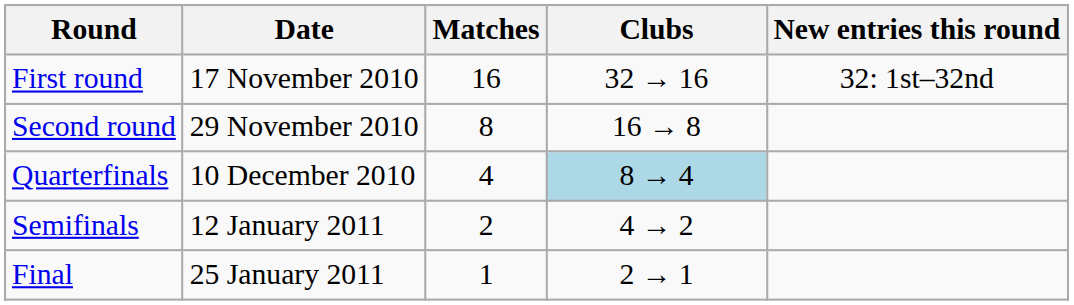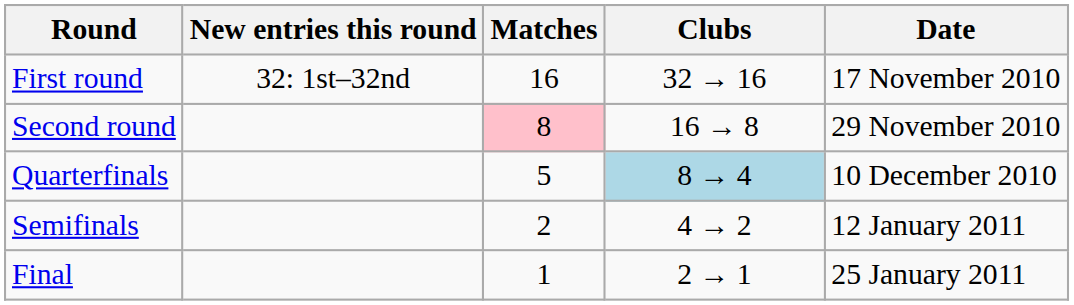columns swapped: (304, 29) <-> (917, 29)
(486, 127) no background -> (544, 127) pink background
(486, 176) 4 -> (544, 176) 5
